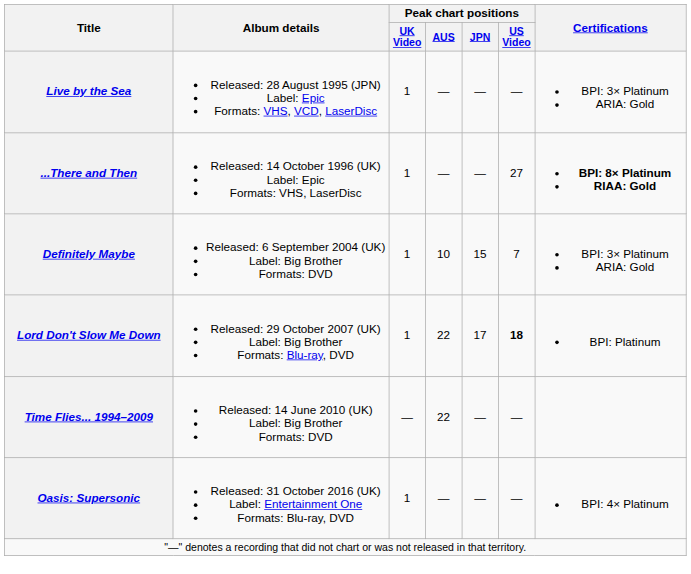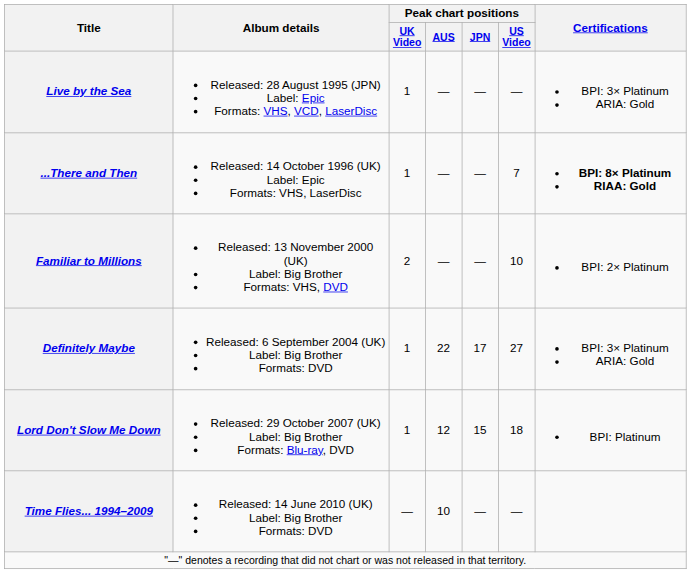(516, 173) 27 -> (516, 173) 7
+ row: (89, 261)
(444, 254) 10 -> (444, 349) 22
(480, 254) 15 -> (480, 349) 17
(516, 254) 7 -> (516, 349) 27
(444, 335) 22 -> (444, 430) 12
(480, 335) 17 -> (480, 430) 15
(516, 335) bold -> (516, 430) normal
(444, 417) 22 -> (444, 511) 10
- row: (89, 498)
